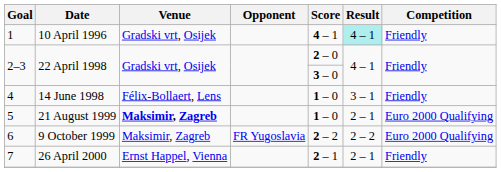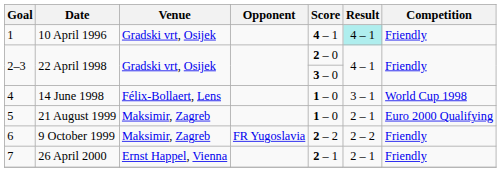(406, 96) Friendly -> (426, 96) World Cup 1998
(169, 116) bold -> (166, 116) normal
(439, 136) Euro 2000 Qualifying -> (406, 136) Friendly
